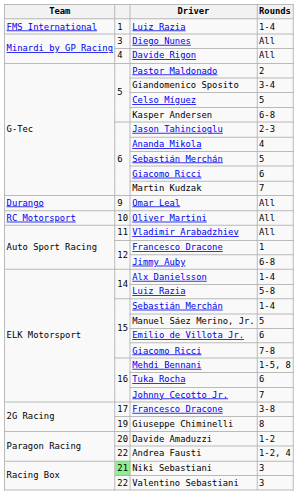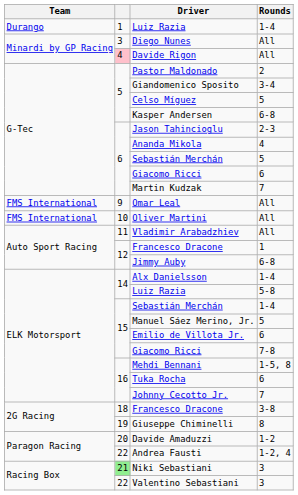(52, 27) FMS International -> (25, 27) Durango
(120, 56) no background -> (120, 56) pink background
(25, 203) Durango -> (52, 203) FMS International
(41, 218) RC Motorsport -> (52, 218) FMS International
(123, 409) 17 -> (123, 409) 18
